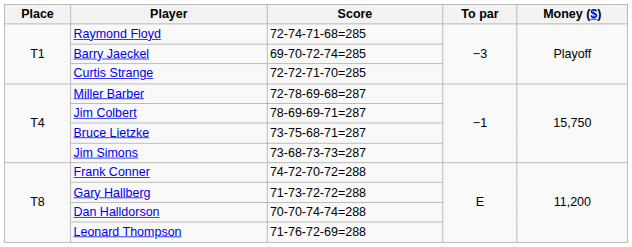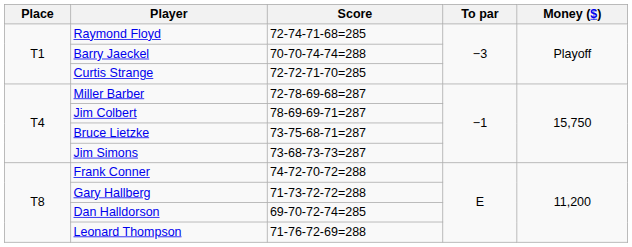(318, 53) 69-70-72-74=285 -> (318, 53) 70-70-74-74=288
(318, 212) 70-70-74-74=288 -> (318, 212) 69-70-72-74=285
